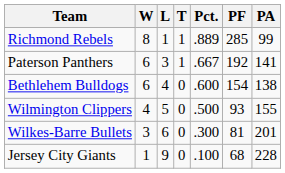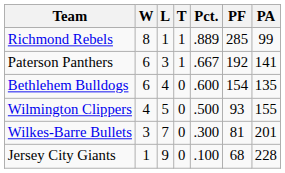(266, 86) 138 -> (266, 86) 135
(165, 132) 6 -> (165, 132) 7
